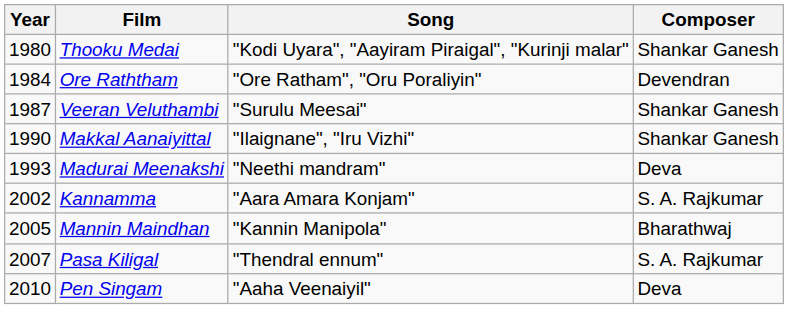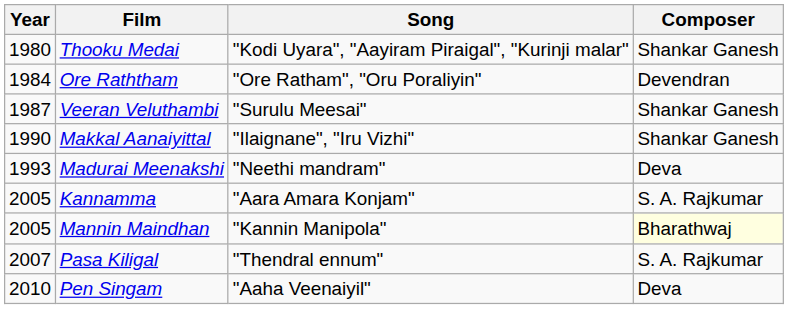(30, 199) 2002 -> (30, 199) 2005
(685, 229) no background -> (685, 229) lightyellow background
